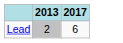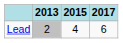+ column: (75, 12)
